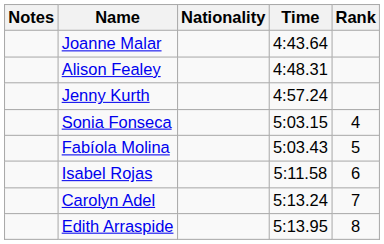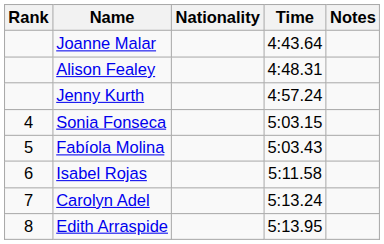columns swapped: (356, 17) <-> (31, 17)
